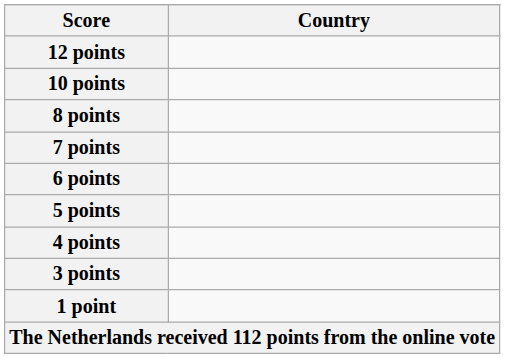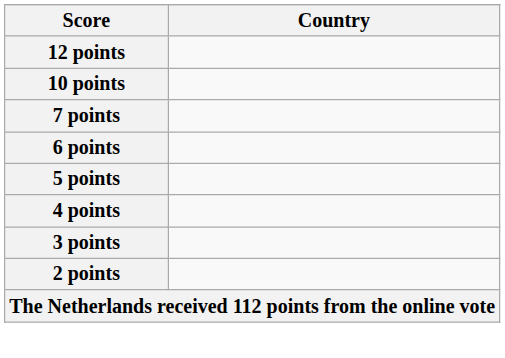- row: (86, 115)
+ row: (86, 274)
- row: (86, 305)
